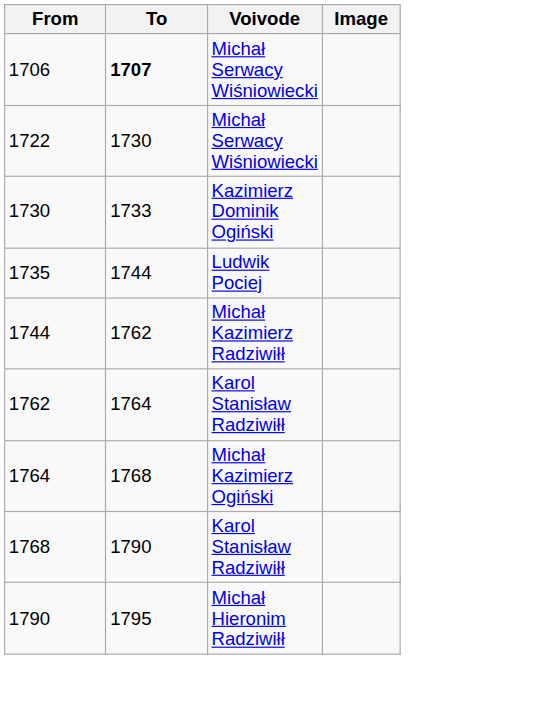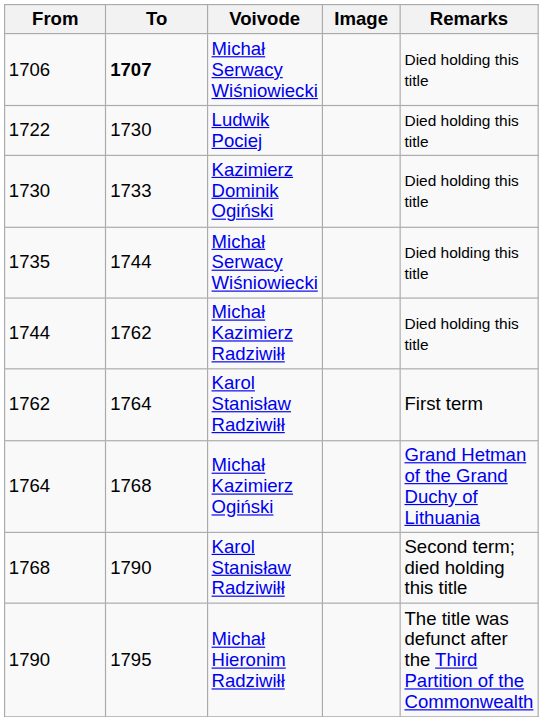+ column: (469, 19)
(265, 140) Michał Serwacy Wiśniowiecki -> (240, 130) Ludwik Pociej
(240, 272) Ludwik Pociej -> (265, 262) Michał Serwacy Wiśniowiecki
